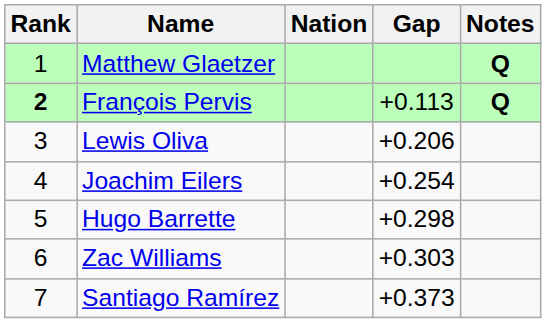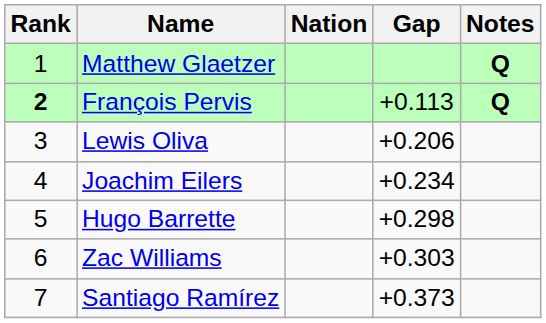(417, 180) +0.254 -> (417, 180) +0.234
